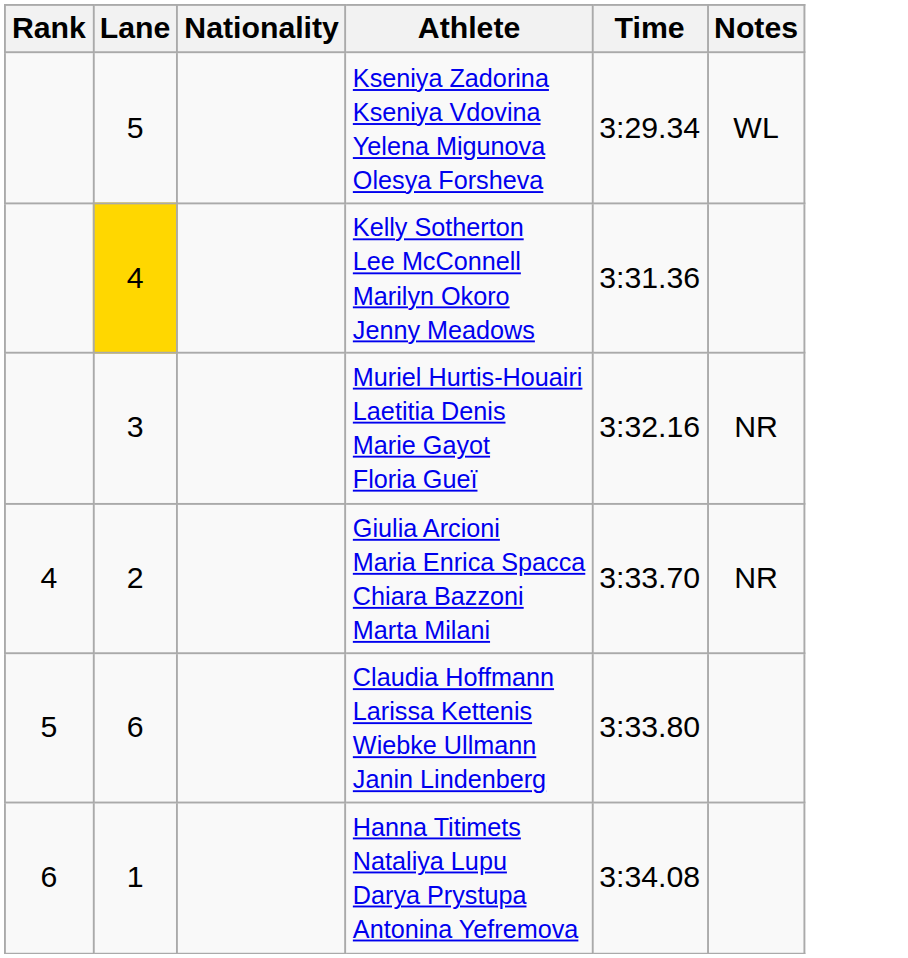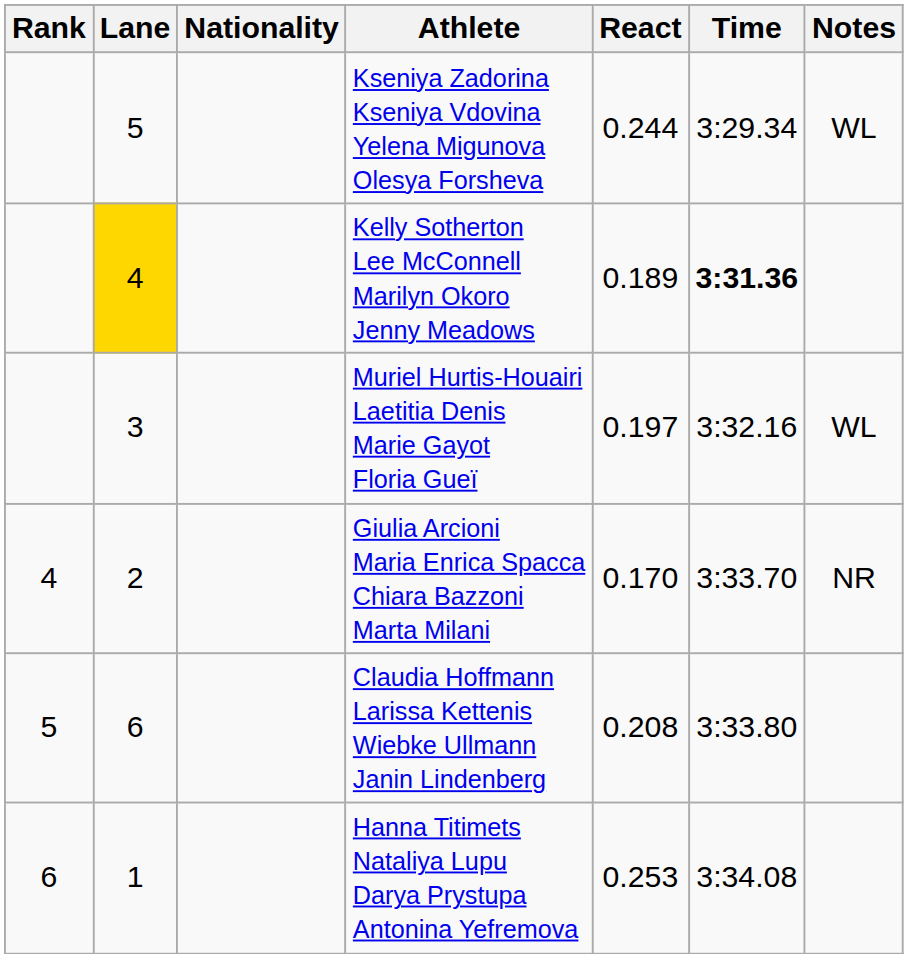+ column: (640, 28)
(650, 277) normal -> (747, 277) bold
(756, 427) NR -> (854, 427) WL
